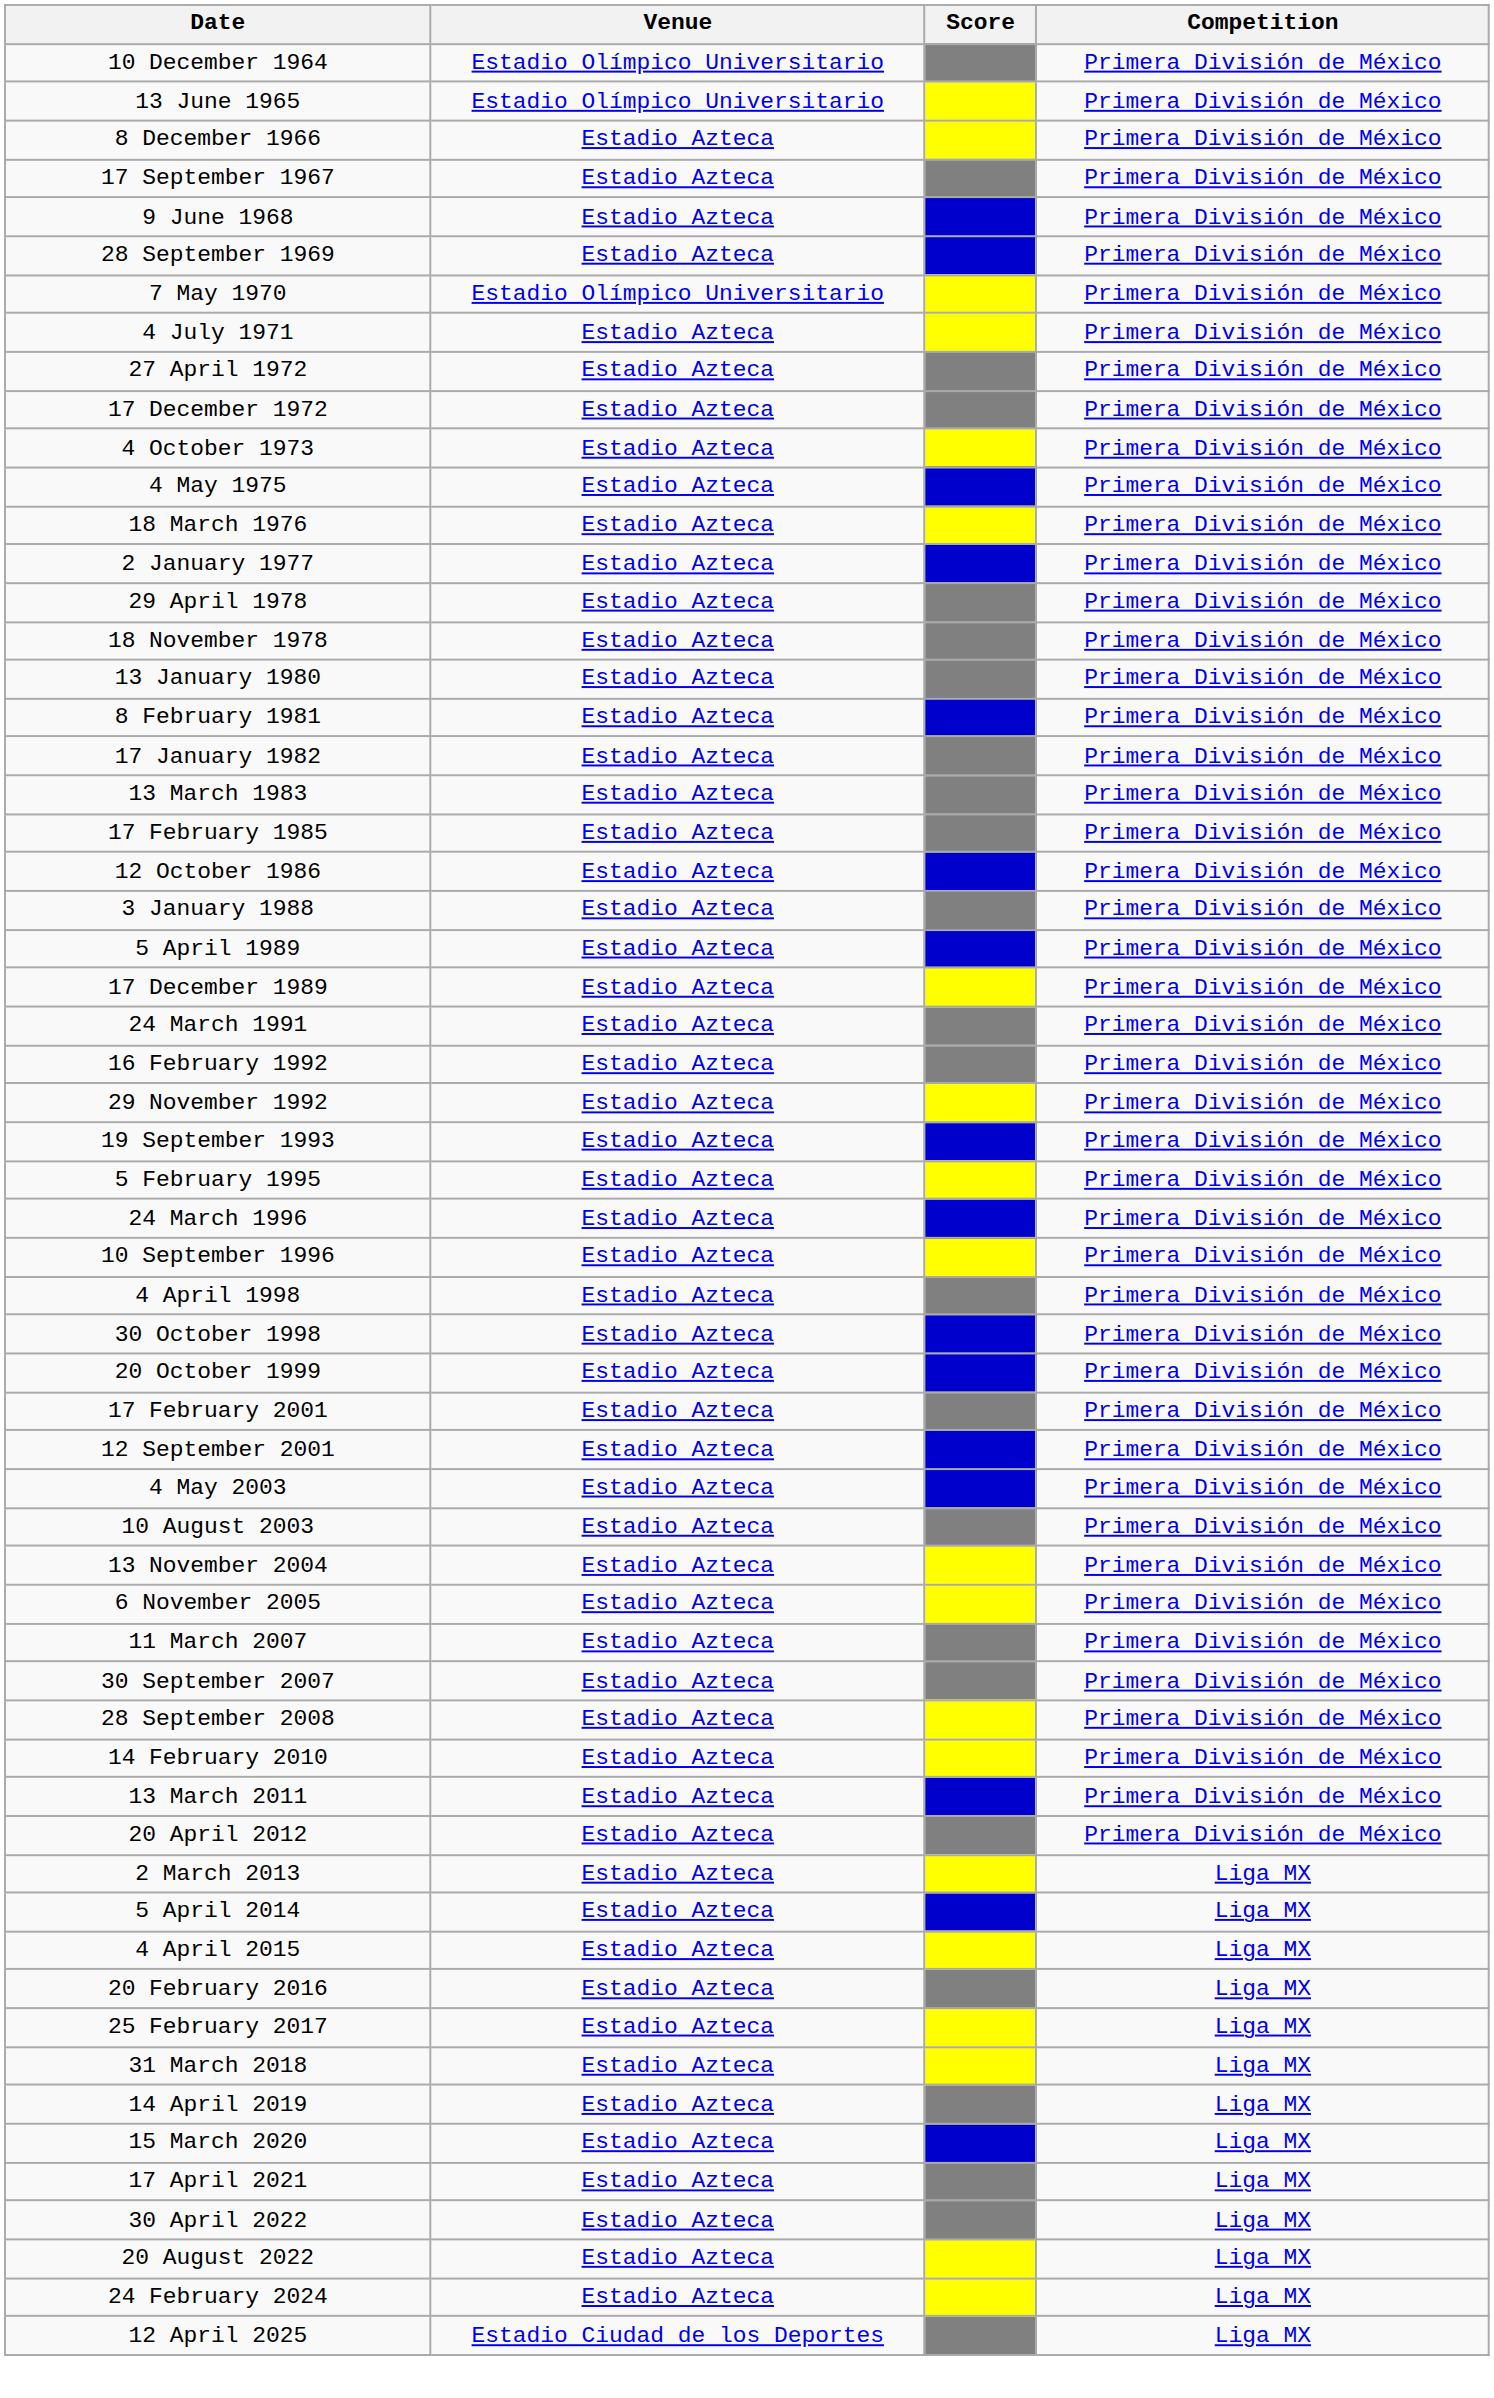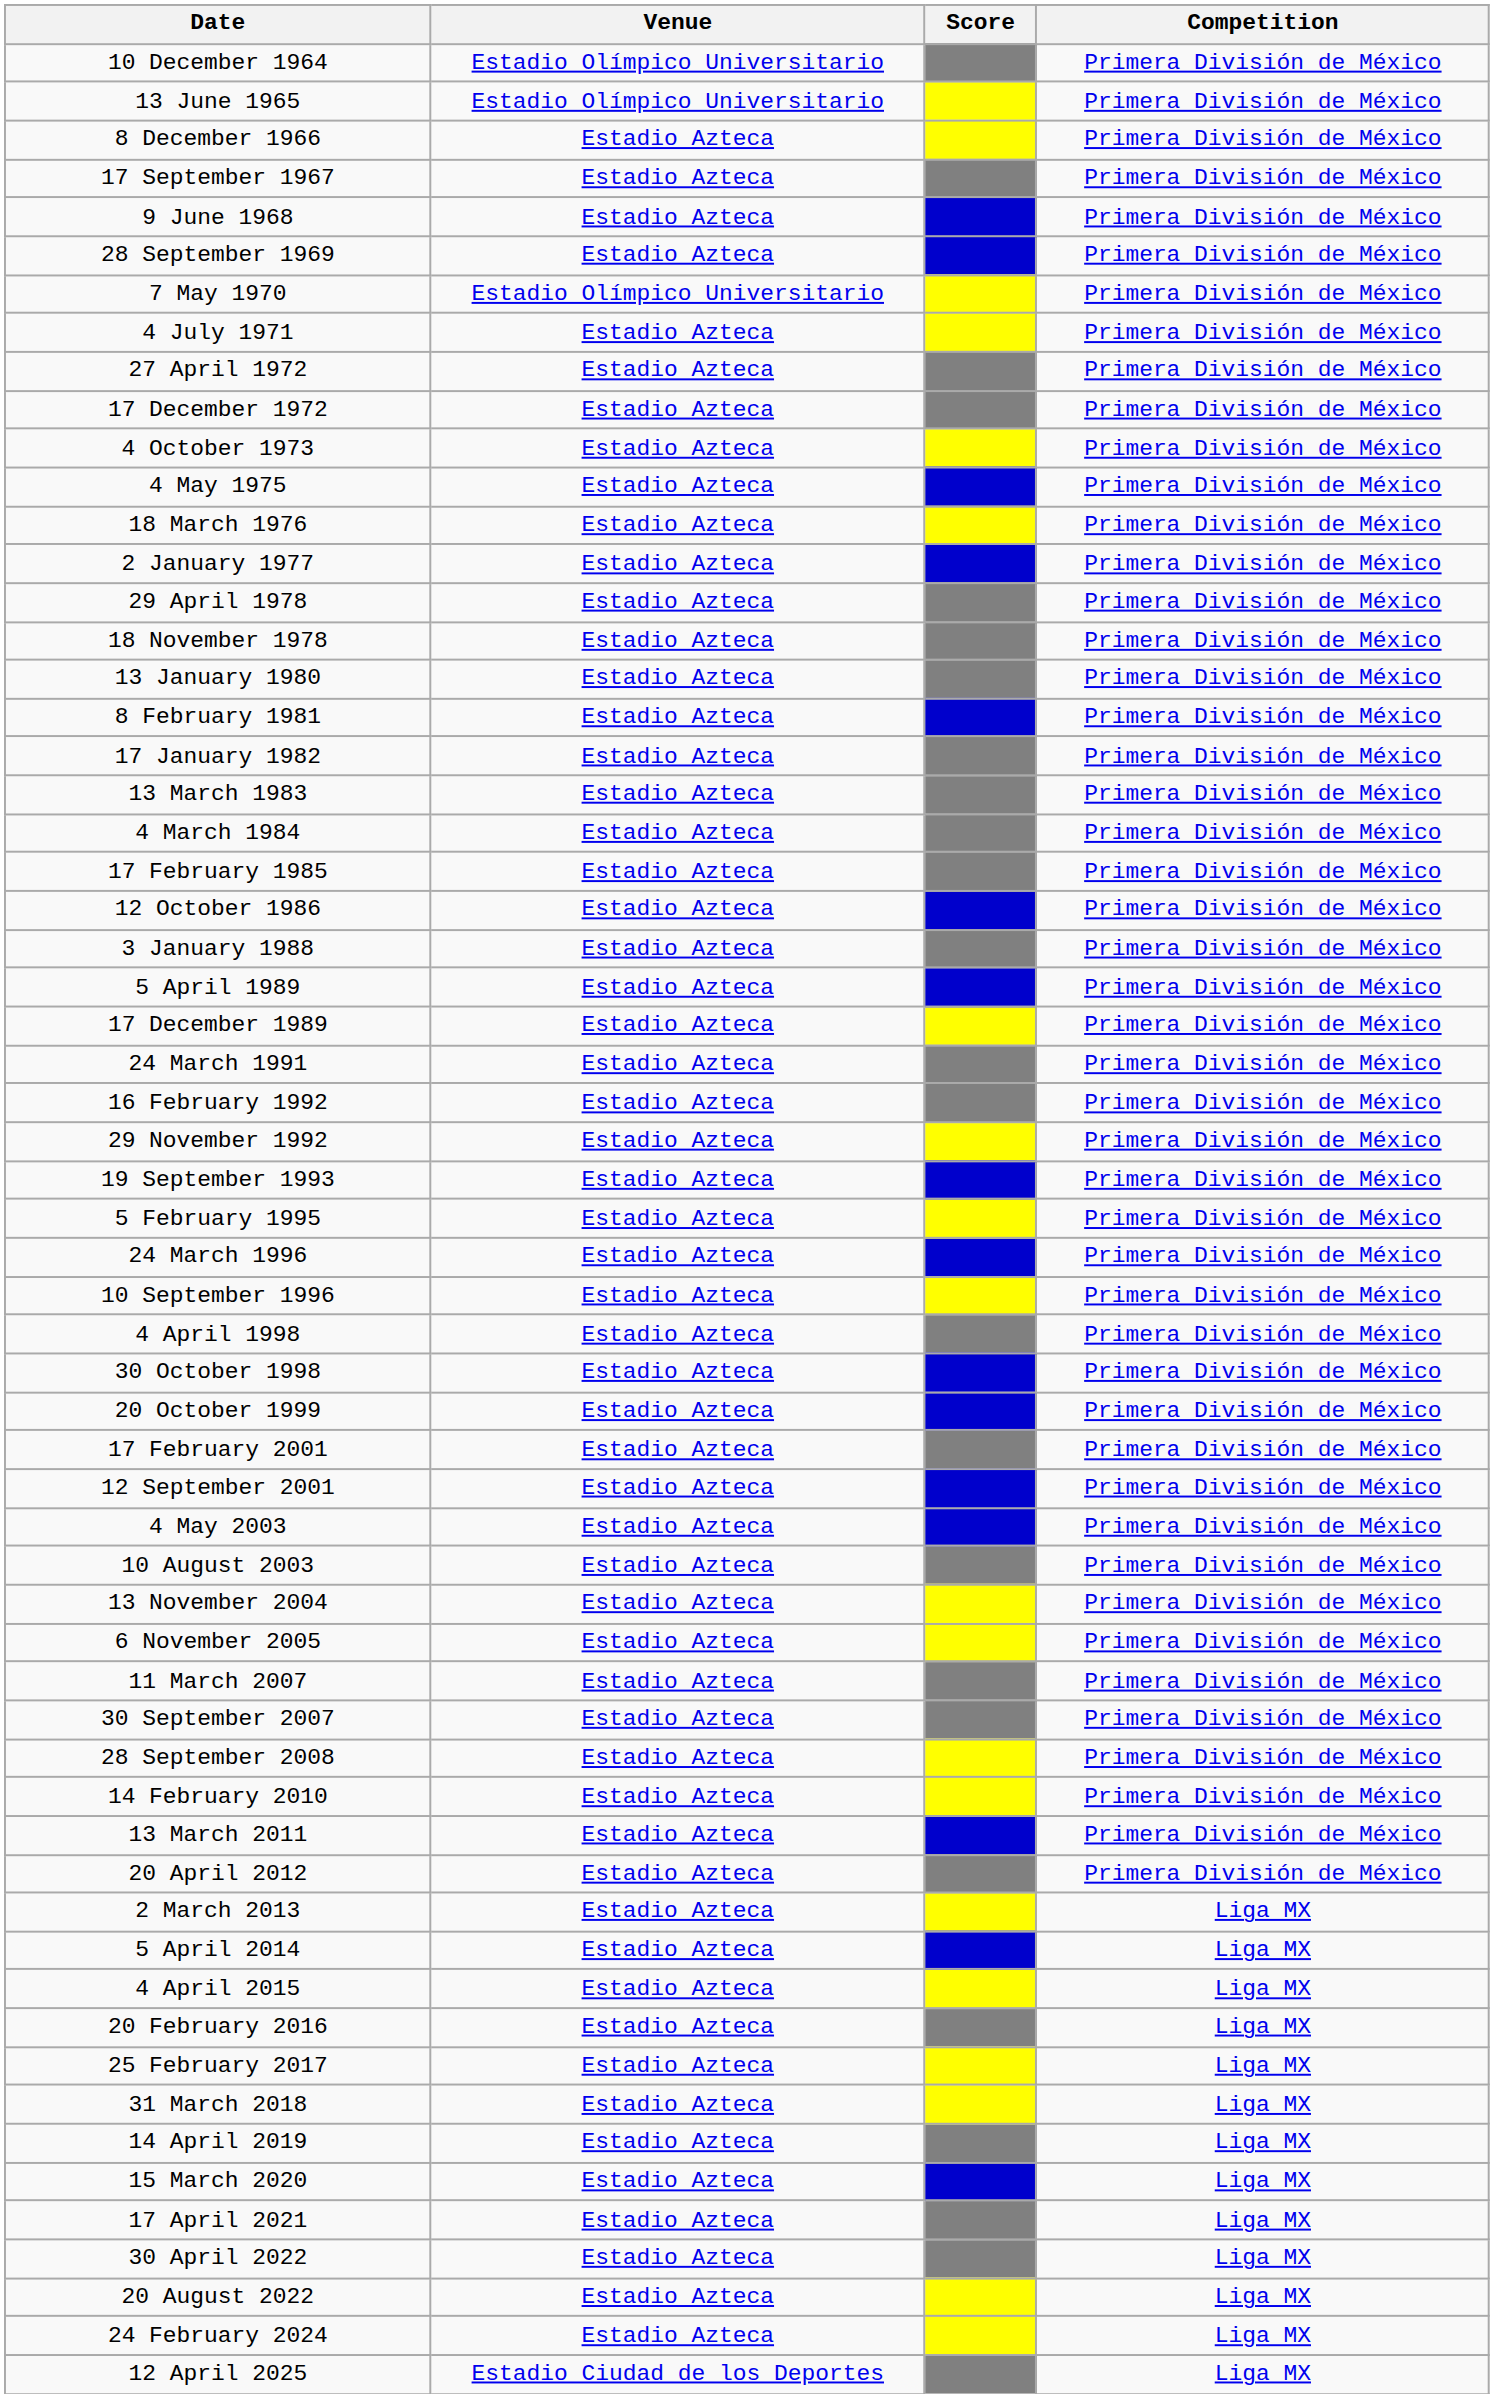+ row: (218, 833)
